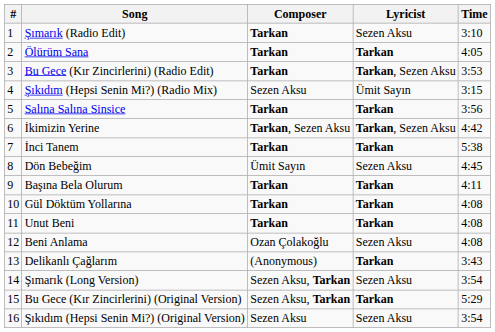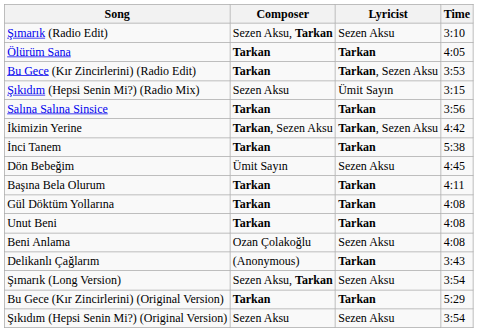- column: (13, 14)
(269, 33) Tarkan -> (283, 33) Sezen Aksu, Tarkan
(300, 299) Sezen Aksu, Tarkan -> (252, 299) Tarkan
